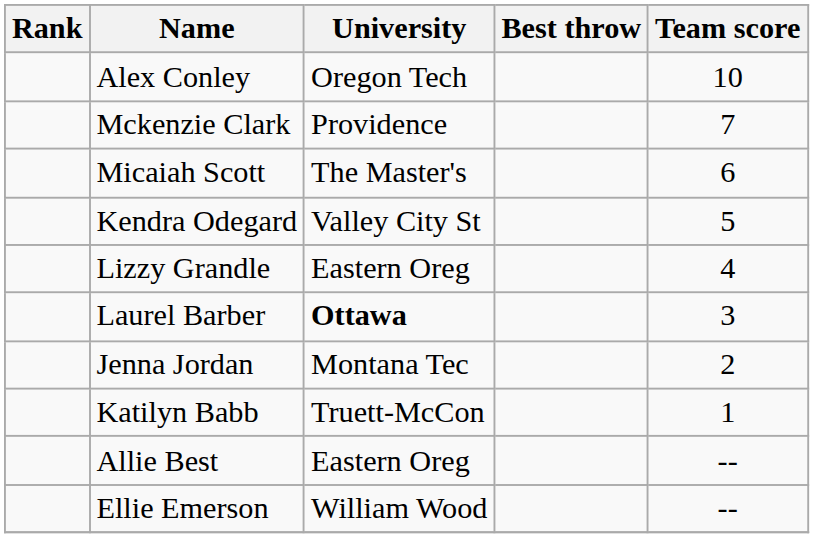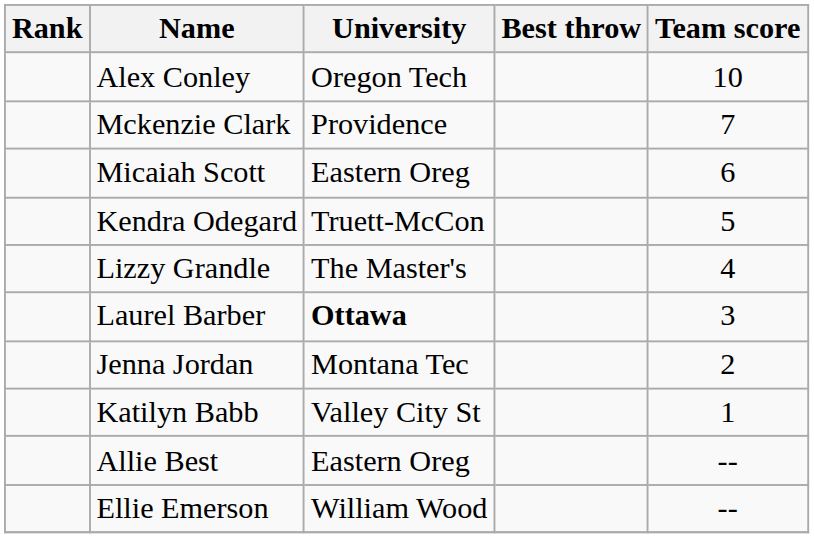(389, 172) The Master's -> (390, 172) Eastern Oreg
(396, 220) Valley City St -> (398, 220) Truett-McCon
(390, 268) Eastern Oreg -> (389, 268) The Master's
(398, 412) Truett-McCon -> (396, 412) Valley City St
